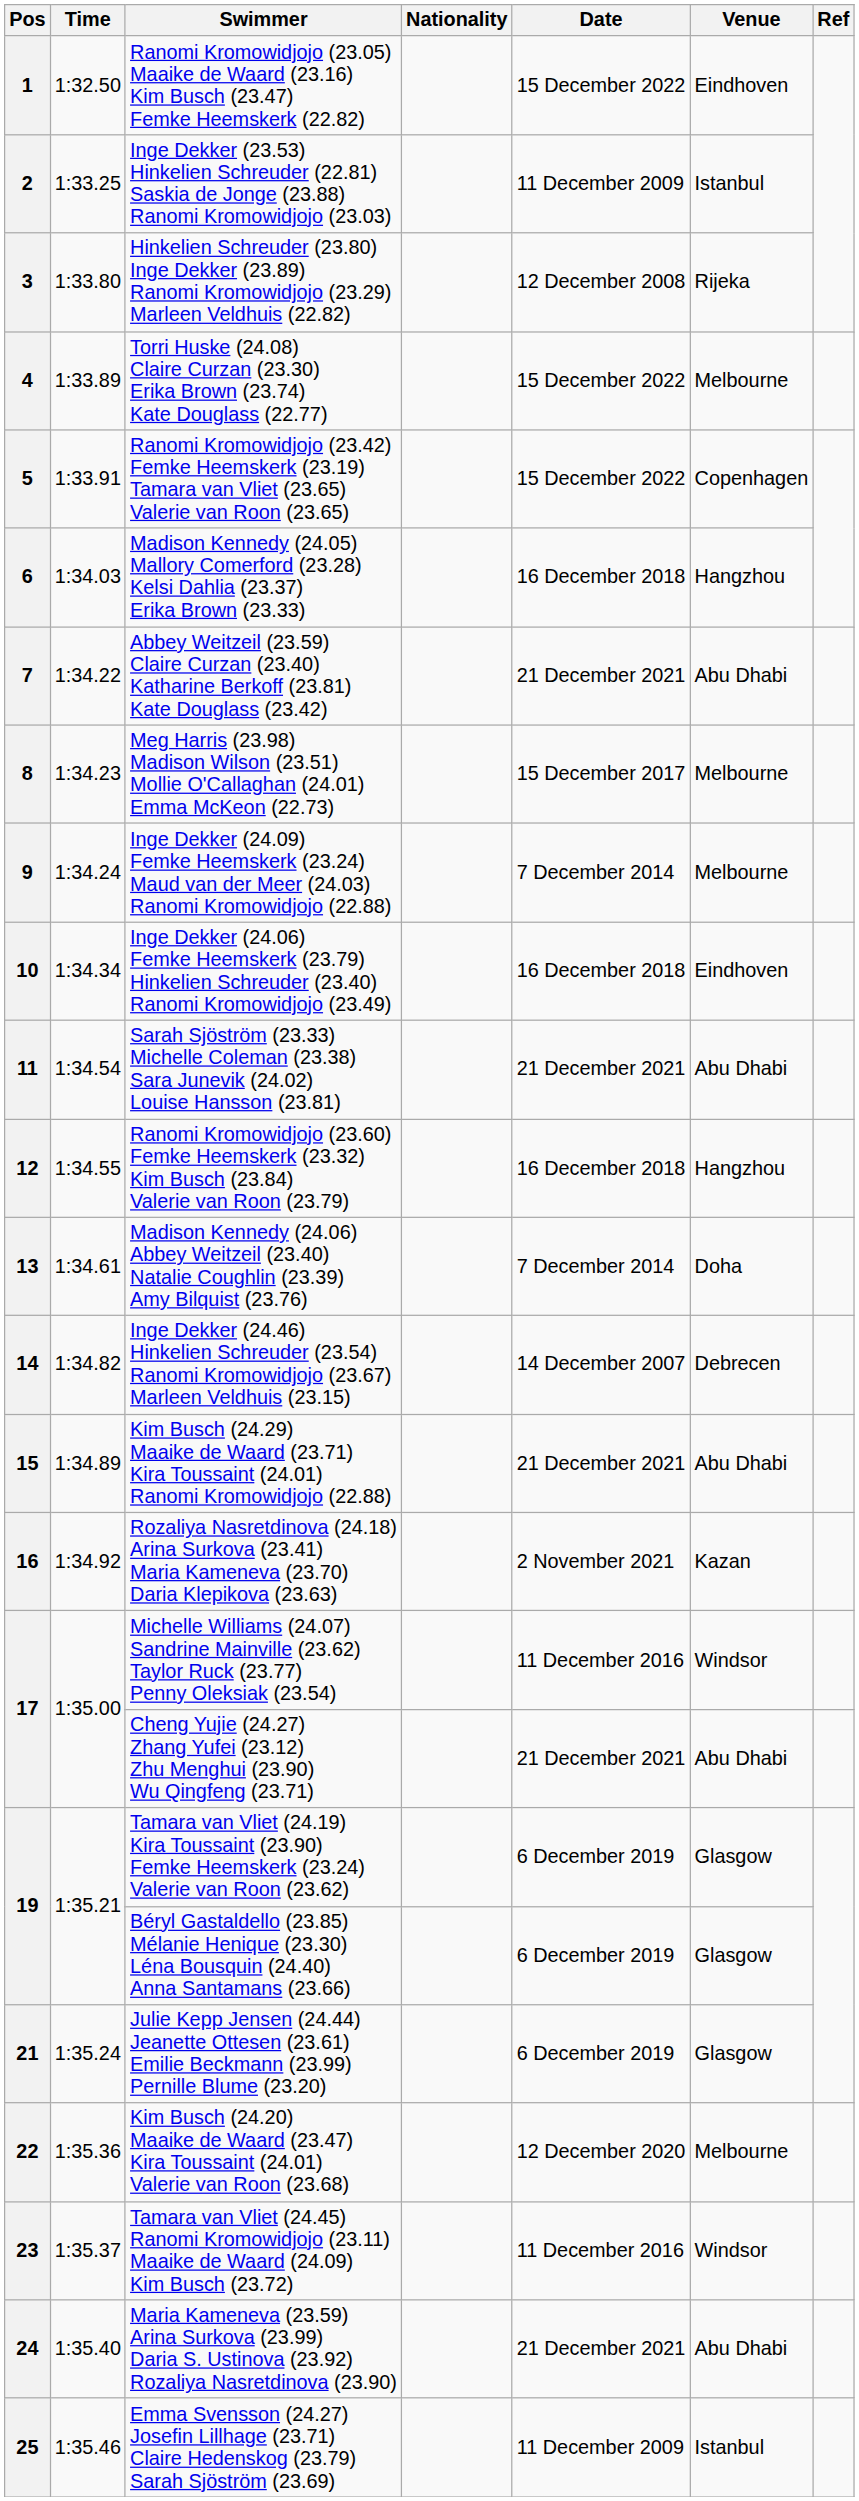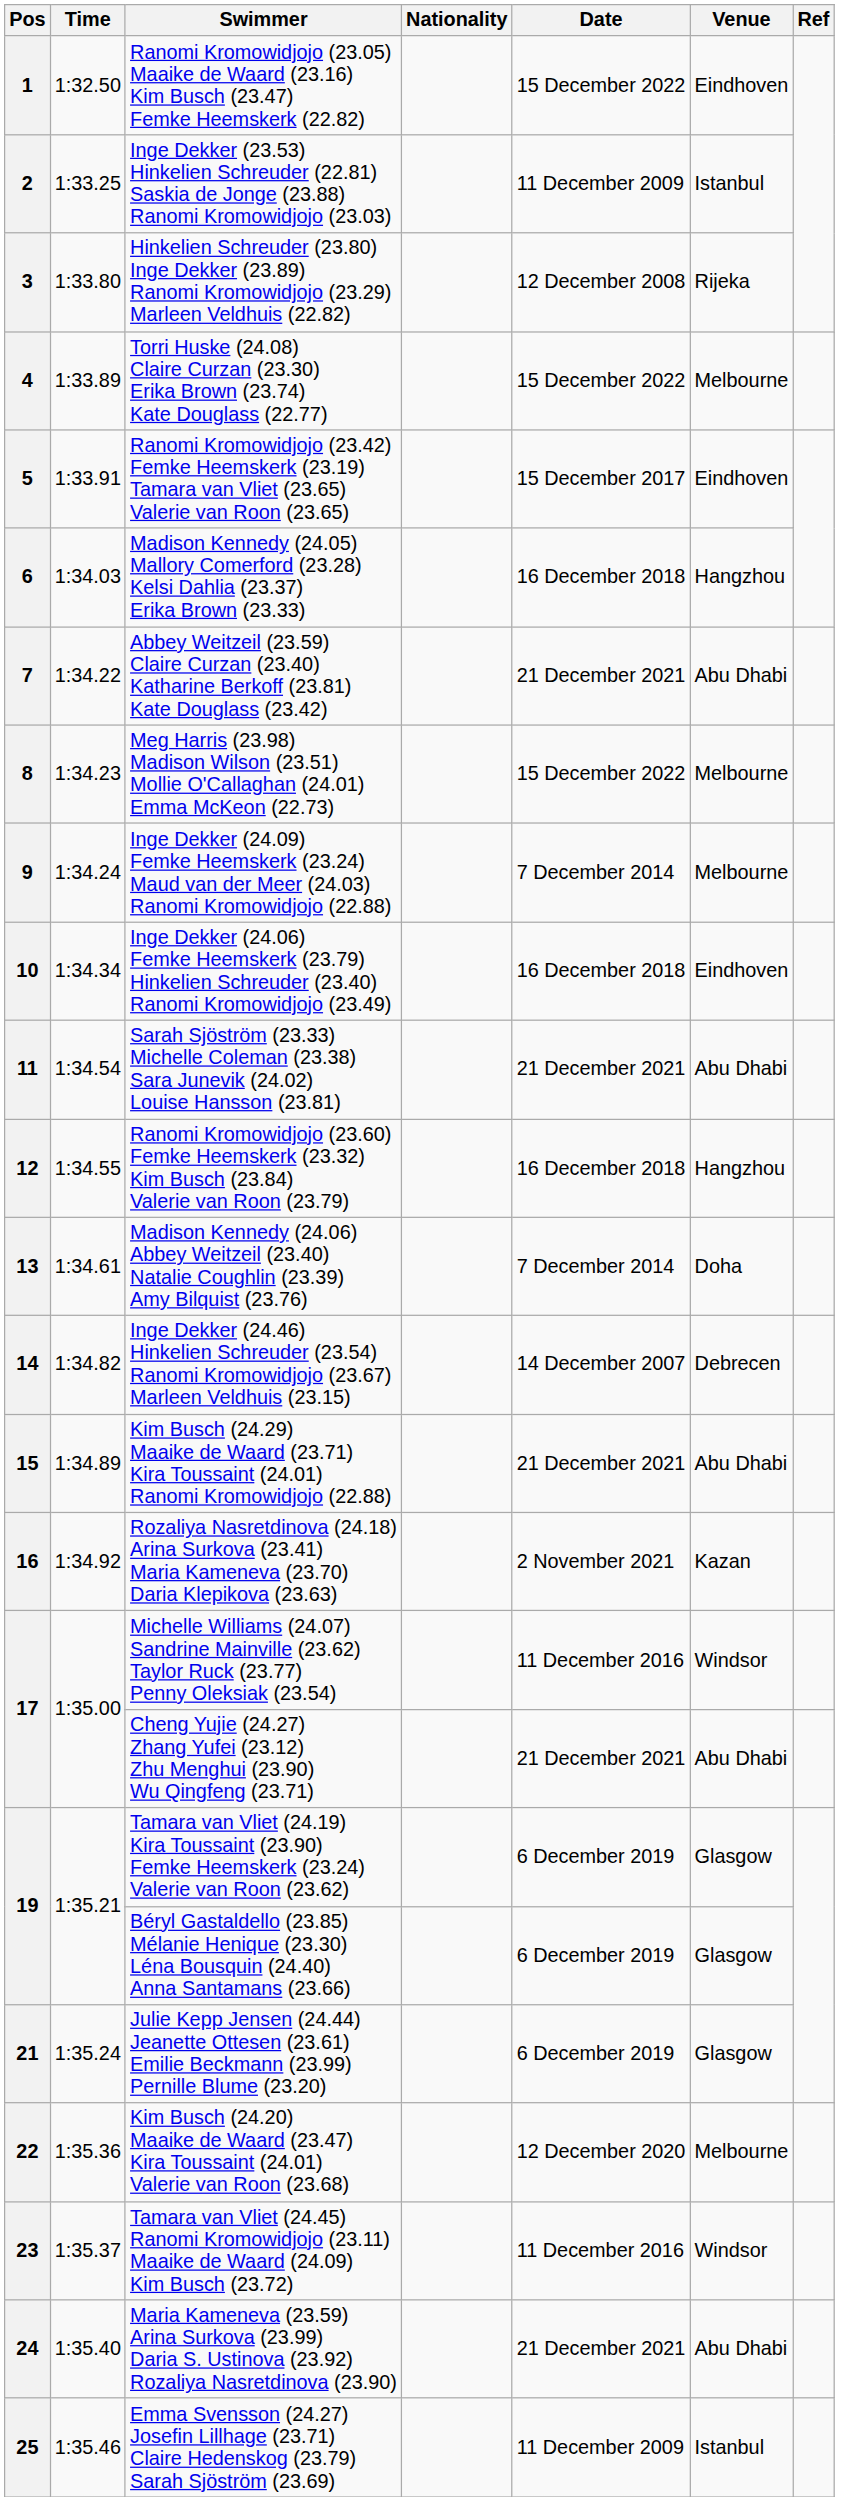(601, 478) 15 December 2022 -> (601, 478) 15 December 2017
(751, 478) Copenhagen -> (741, 478) Eindhoven
(601, 774) 15 December 2017 -> (601, 774) 15 December 2022
